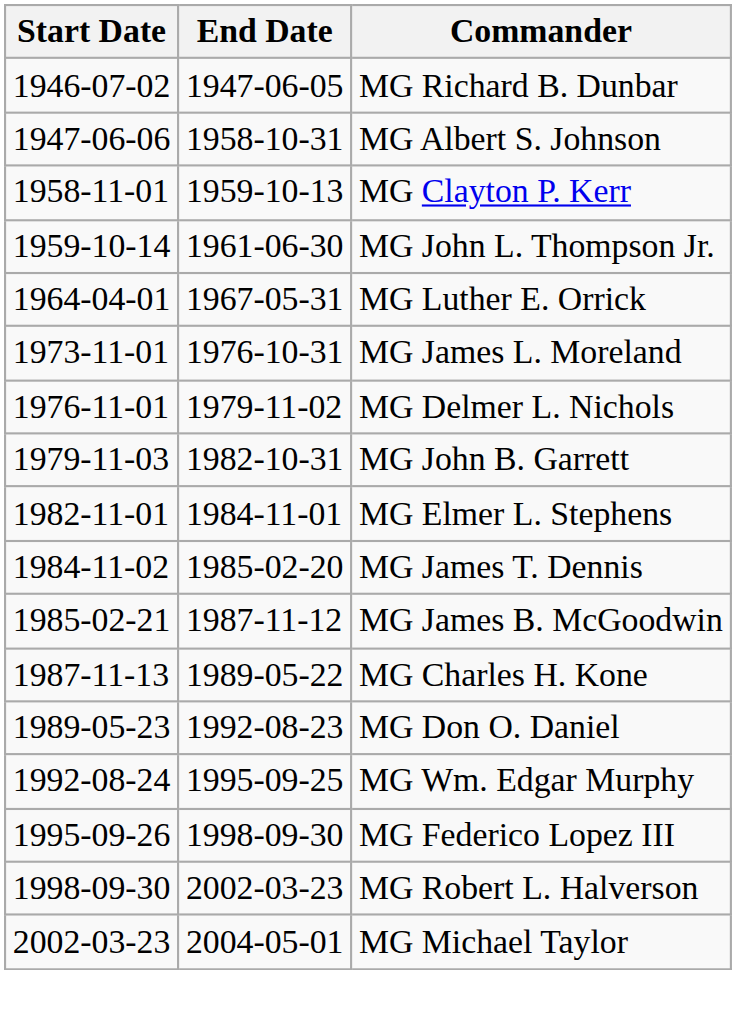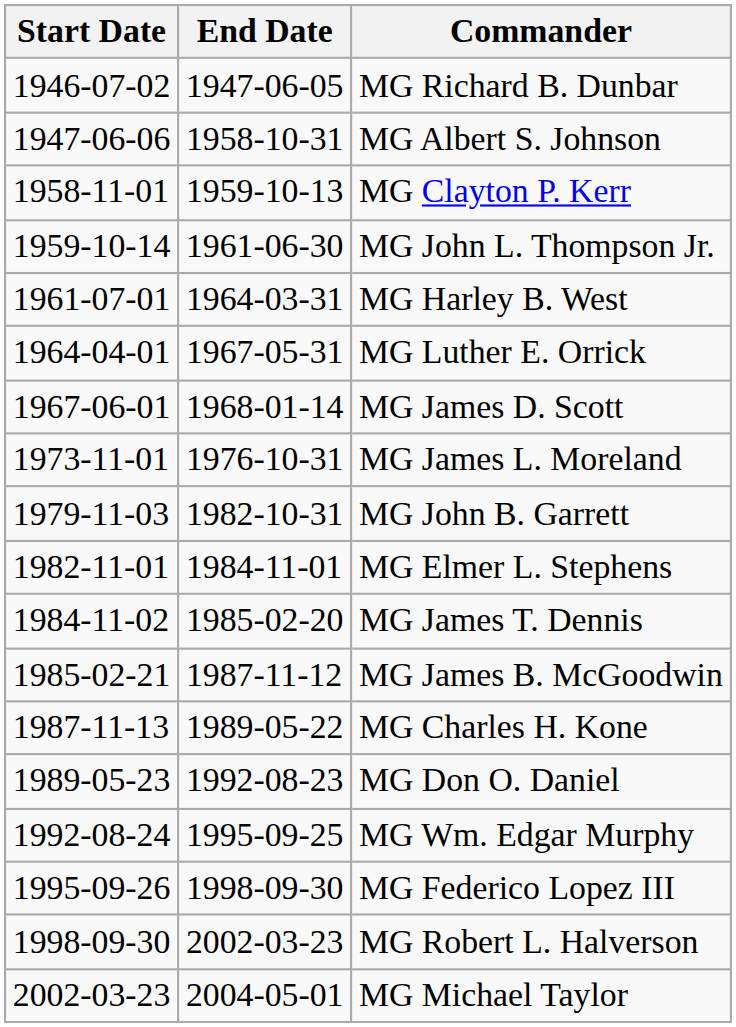+ row: (493, 298)
+ row: (491, 406)
- row: (517, 406)
